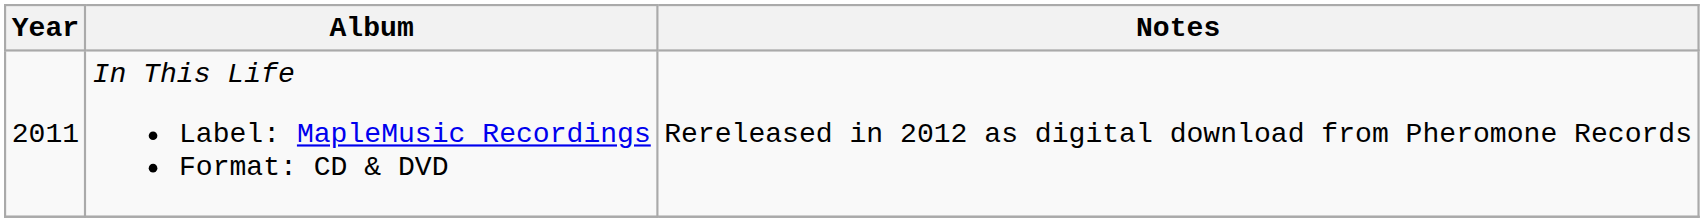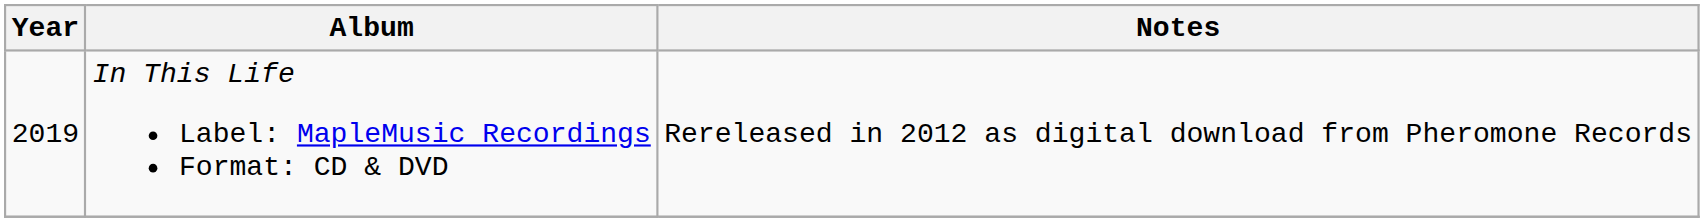(45, 134) 2011 -> (45, 134) 2019
